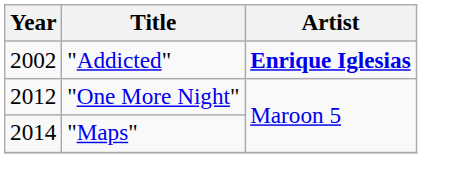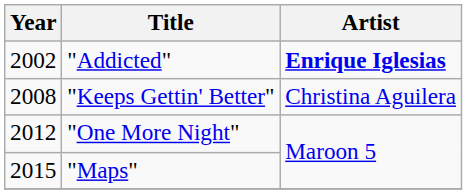+ row: (171, 96)
(33, 133) 2014 -> (33, 170) 2015
